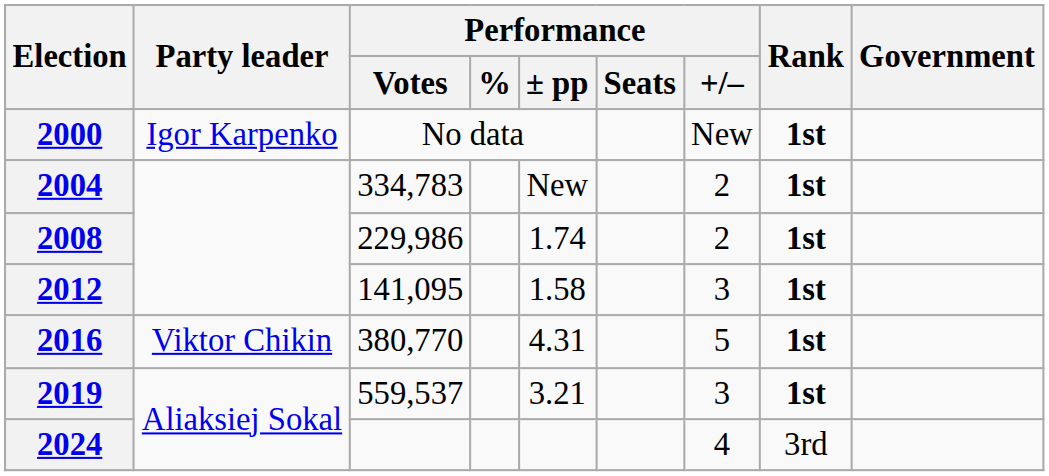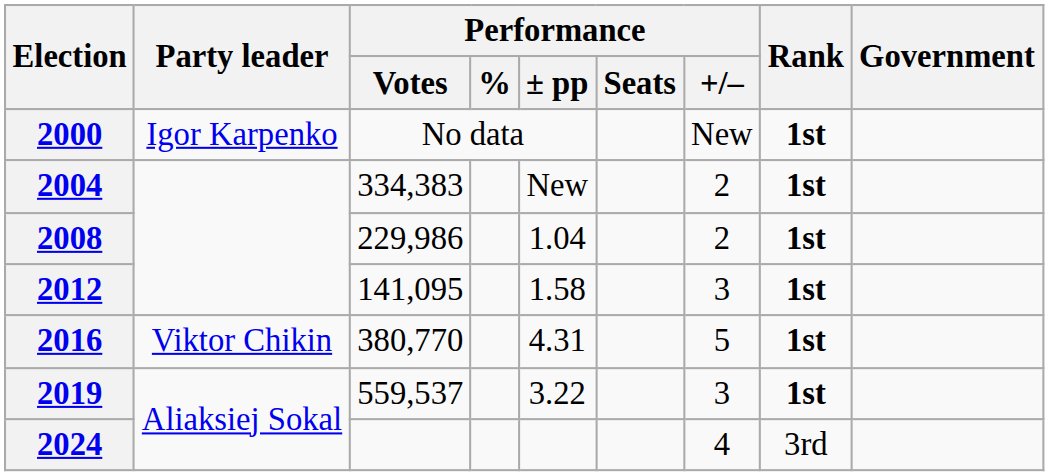(410, 185) 334,783 -> (410, 185) 334,383
(557, 237) 1.74 -> (557, 237) 1.04
(557, 392) 3.21 -> (557, 392) 3.22
